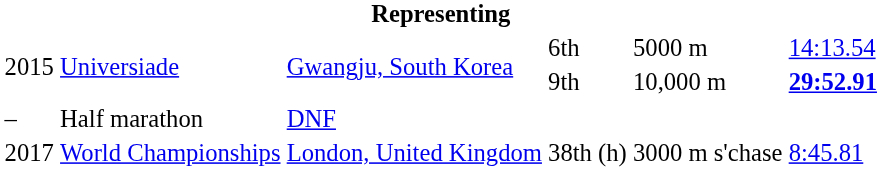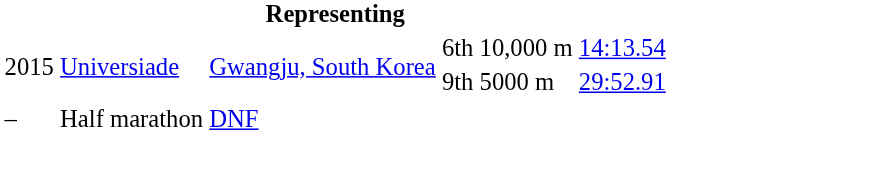(670, 48) 5000 m -> (526, 48) 10,000 m
(680, 81) 10,000 m -> (517, 81) 5000 m
(833, 81) bold -> (622, 81) normal
- row: (29, 152)
